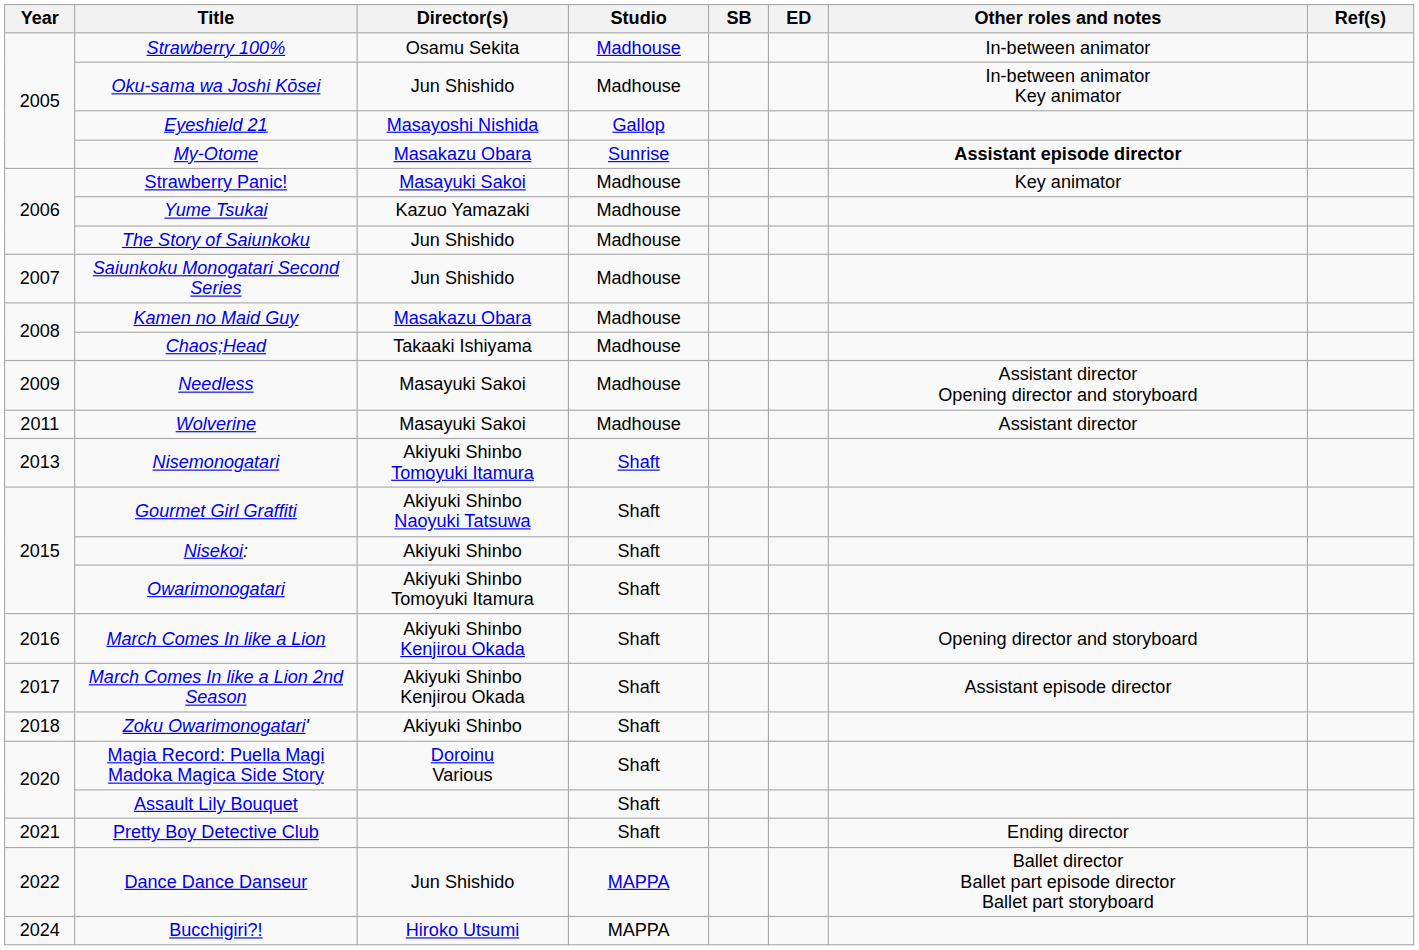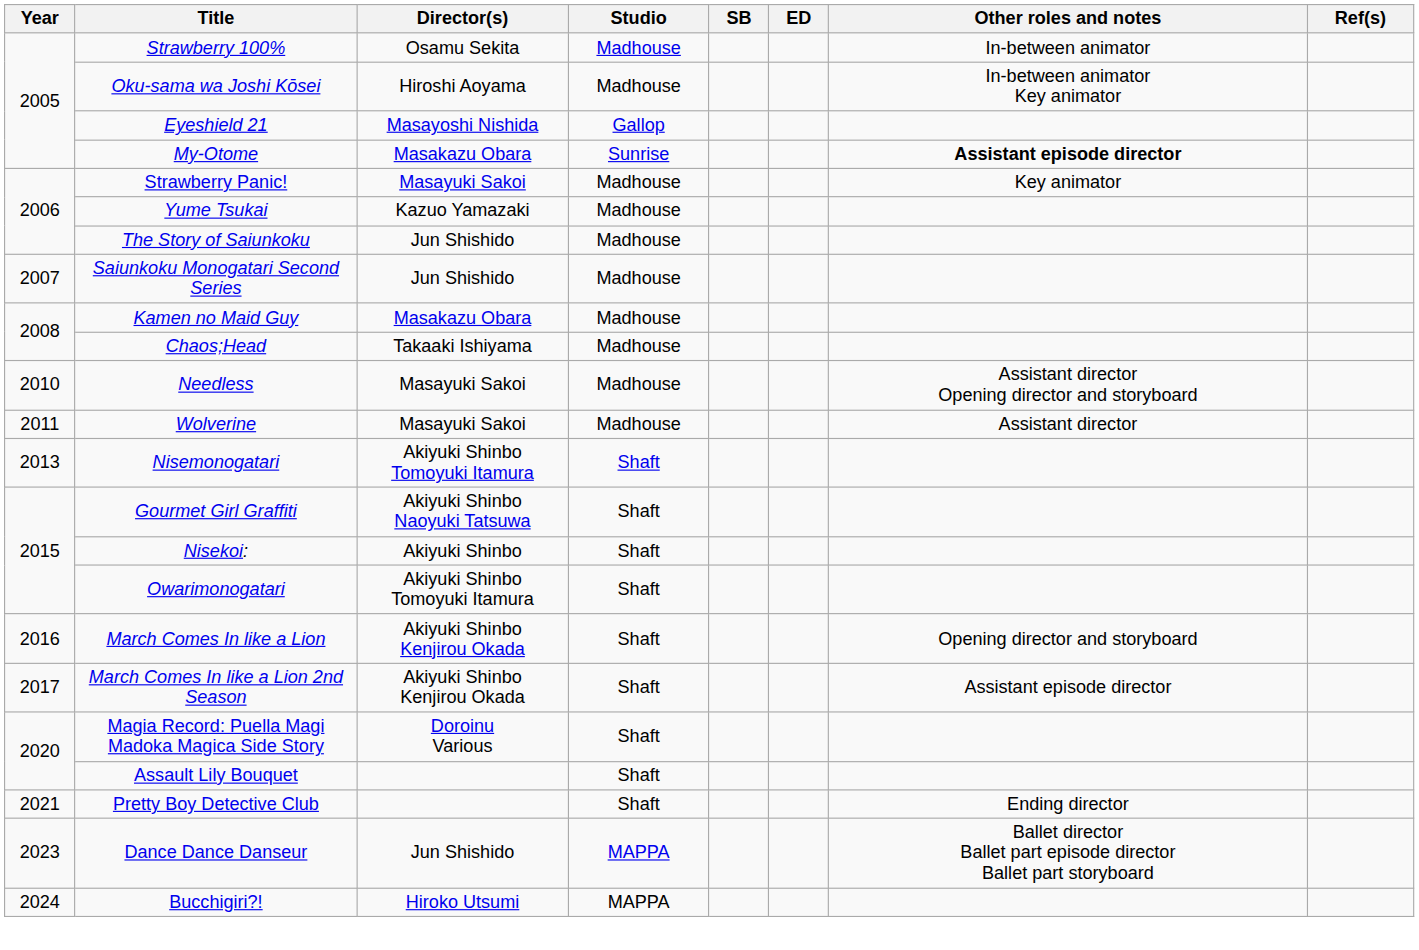(462, 86) Jun Shishido -> (463, 86) Hiroshi Aoyama
(40, 385) 2009 -> (40, 385) 2010
- row: (216, 726)
(40, 881) 2022 -> (40, 853) 2023
